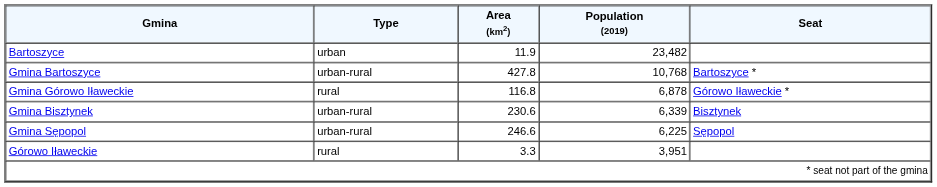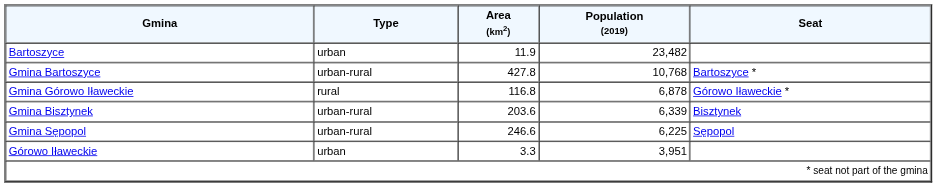(522, 111) 230.6 -> (522, 111) 203.6
(328, 151) rural -> (331, 151) urban
